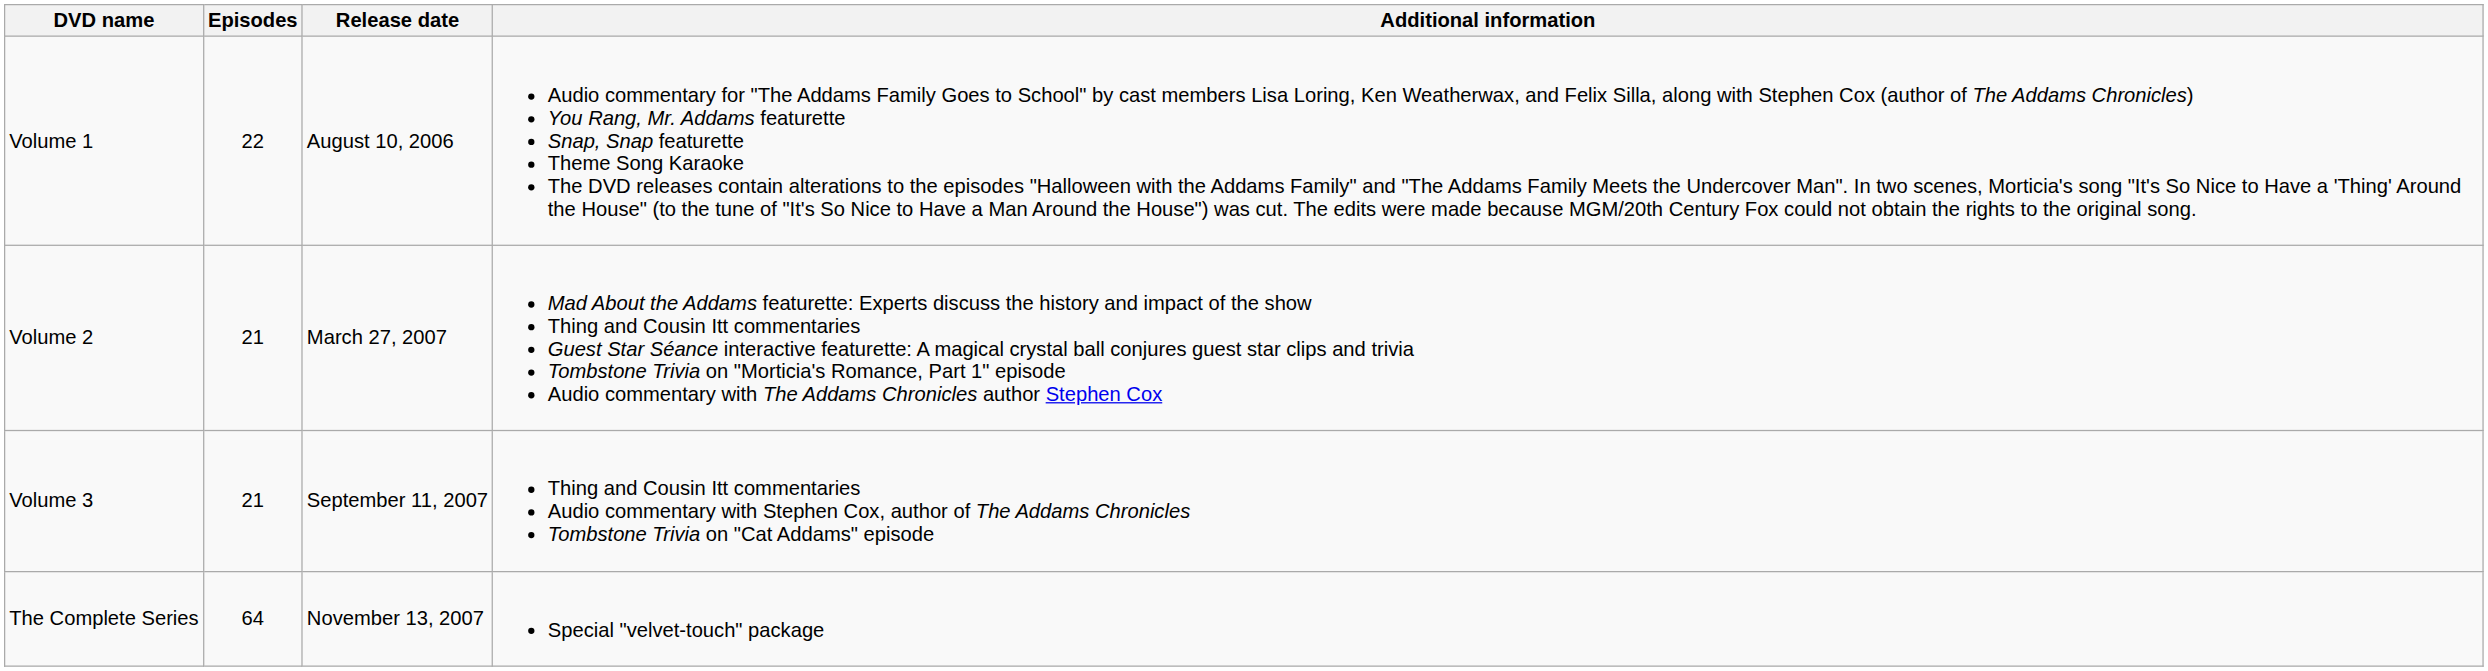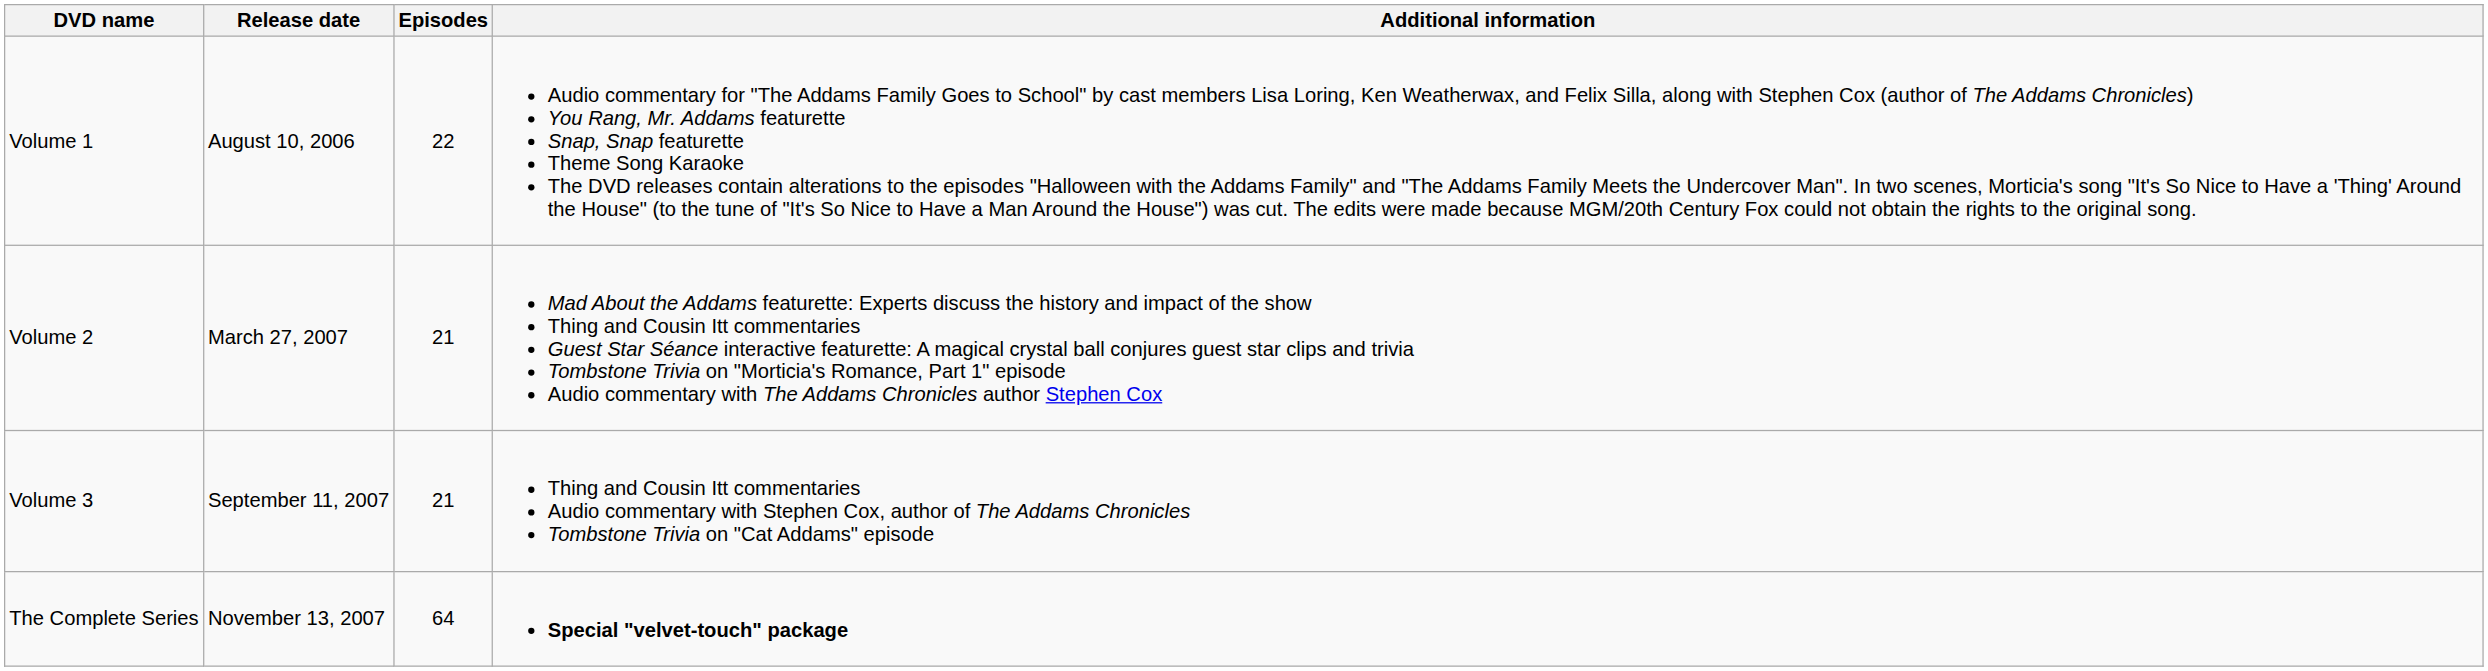columns swapped: (253, 20) <-> (397, 20)
(1488, 630) normal -> (1488, 630) bold
